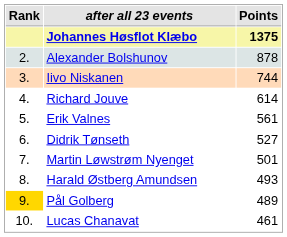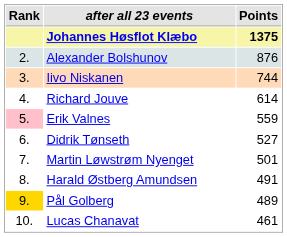(267, 57) 878 -> (267, 57) 876
(24, 119) no background -> (24, 119) pink background
(267, 119) 561 -> (267, 119) 559
(267, 180) 493 -> (267, 180) 491
